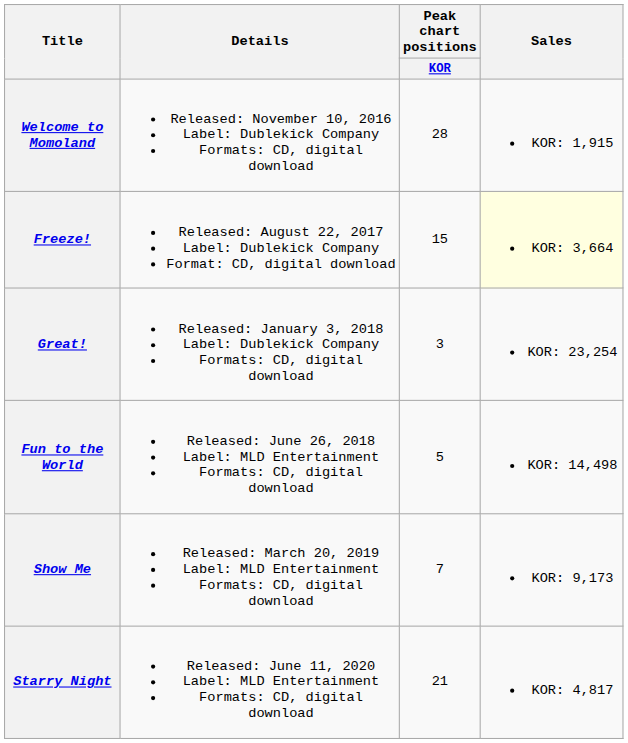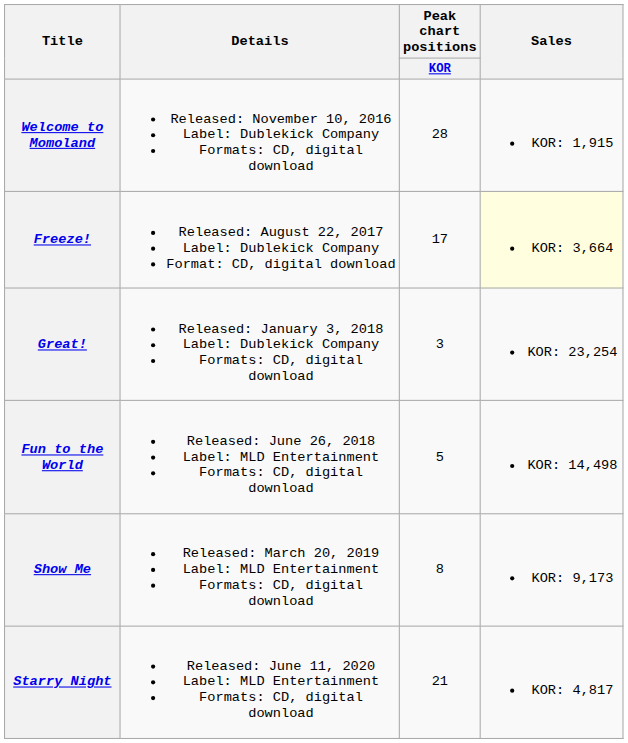(440, 240) 15 -> (440, 240) 17
(440, 570) 7 -> (440, 570) 8
